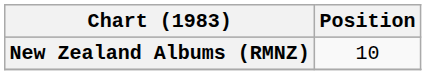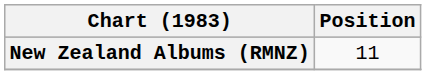(368, 54) 10 -> (368, 54) 11
